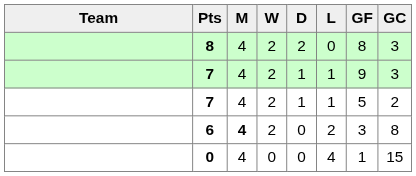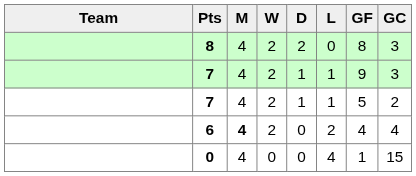(362, 129) 3 -> (362, 129) 4
(395, 129) 8 -> (395, 129) 4
